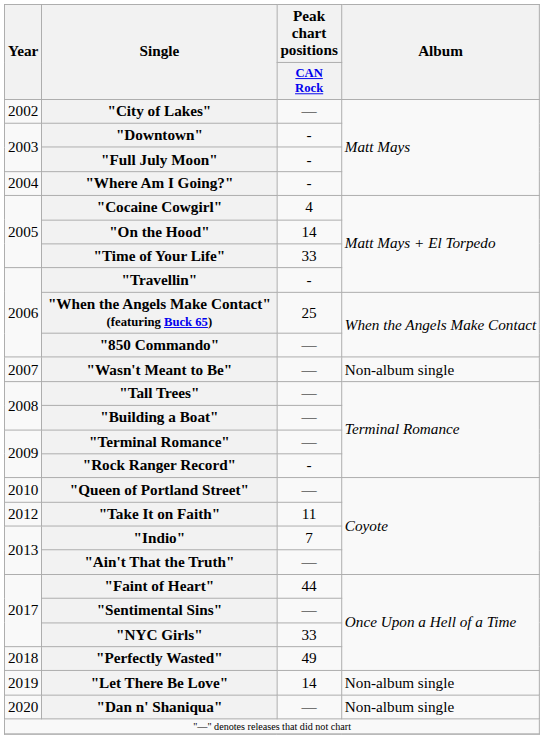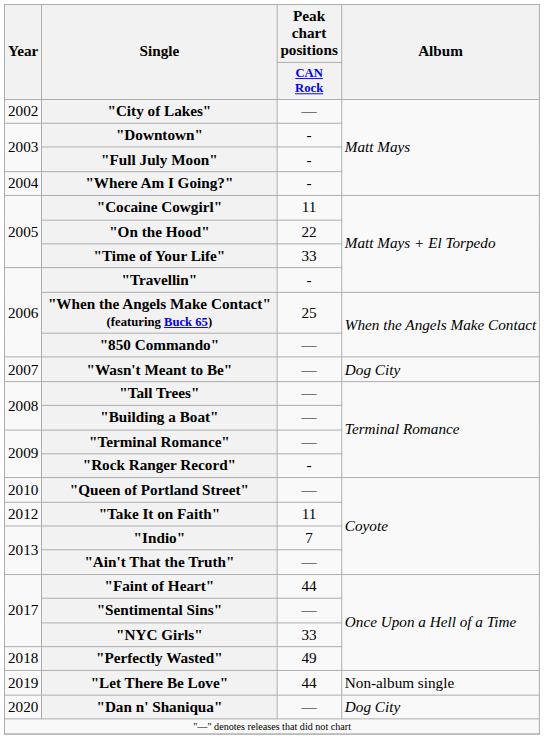(309, 207) 4 -> (309, 207) 11
(309, 231) 14 -> (309, 231) 22
(400, 369) Non-album single -> (372, 369) Dog City
(309, 682) 14 -> (309, 682) 44
(400, 706) Non-album single -> (372, 706) Dog City
